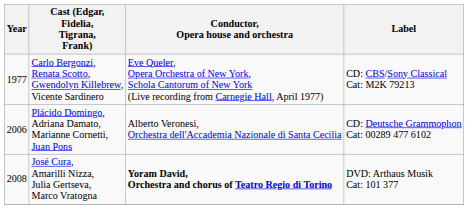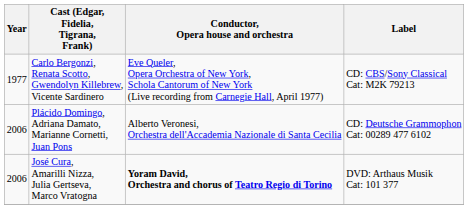(17, 179) 2008 -> (17, 179) 2006
